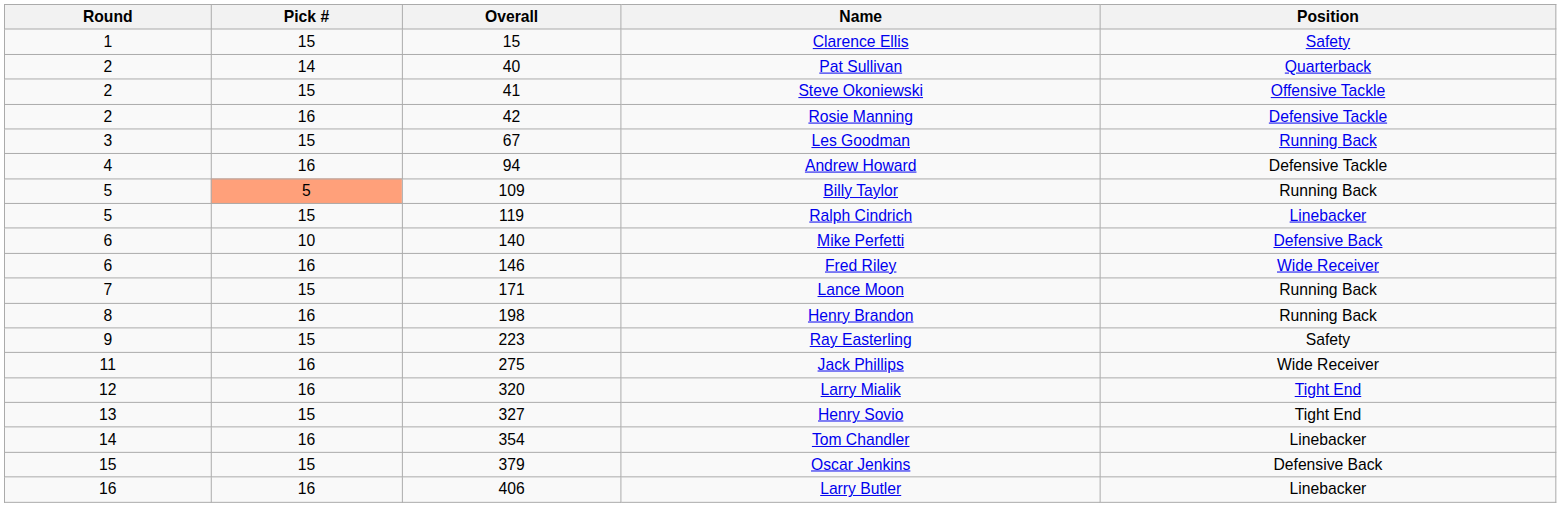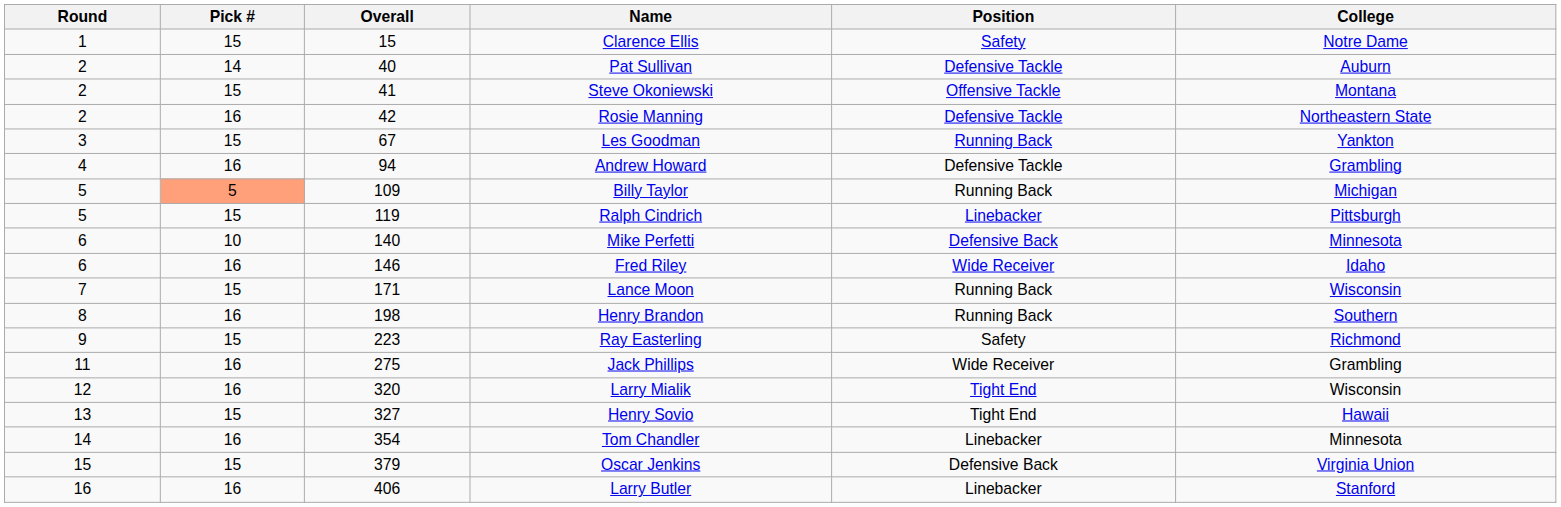+ column: (1366, 16)
(1328, 66) Quarterback -> (1003, 66) Defensive Tackle
